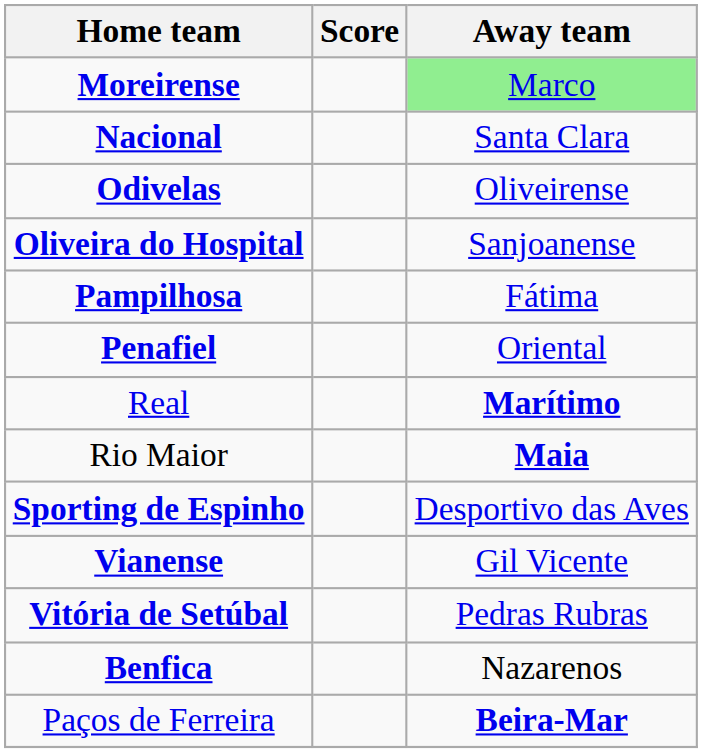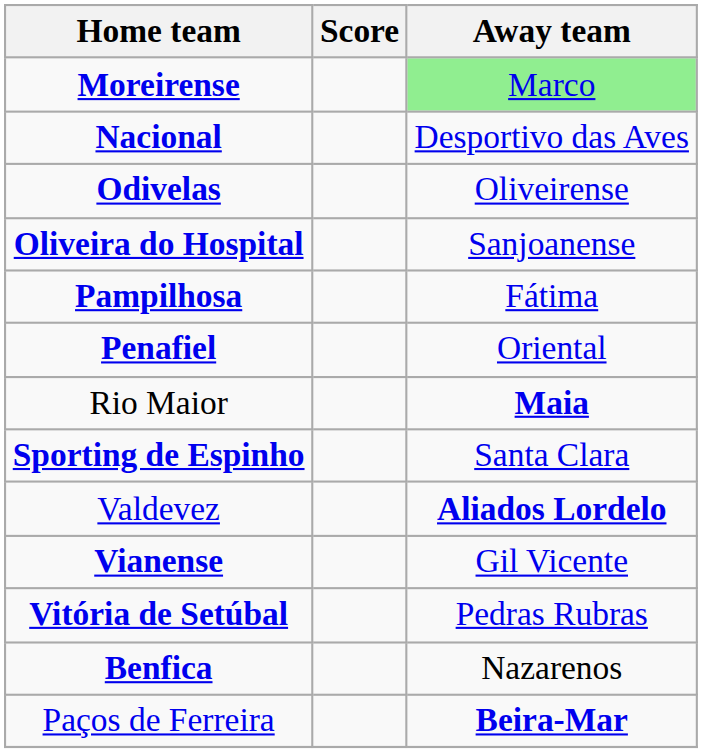(552, 137) Santa Clara -> (552, 137) Desportivo das Aves
- row: (159, 402)
(552, 508) Desportivo das Aves -> (552, 455) Santa Clara
+ row: (159, 508)
